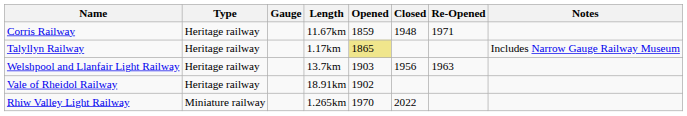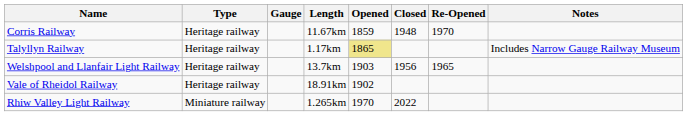(443, 31) 1971 -> (443, 31) 1970
(443, 66) 1963 -> (443, 66) 1965
